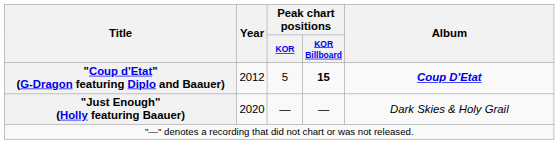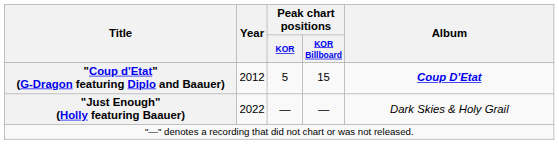(324, 78) bold -> (324, 78) normal
(252, 109) 2020 -> (252, 109) 2022
